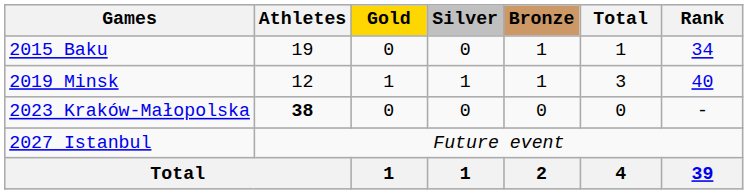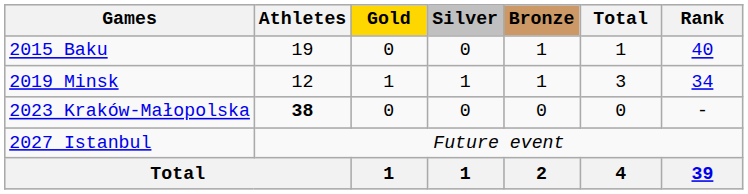(702, 50) 34 -> (702, 50) 40
(702, 81) 40 -> (702, 81) 34
